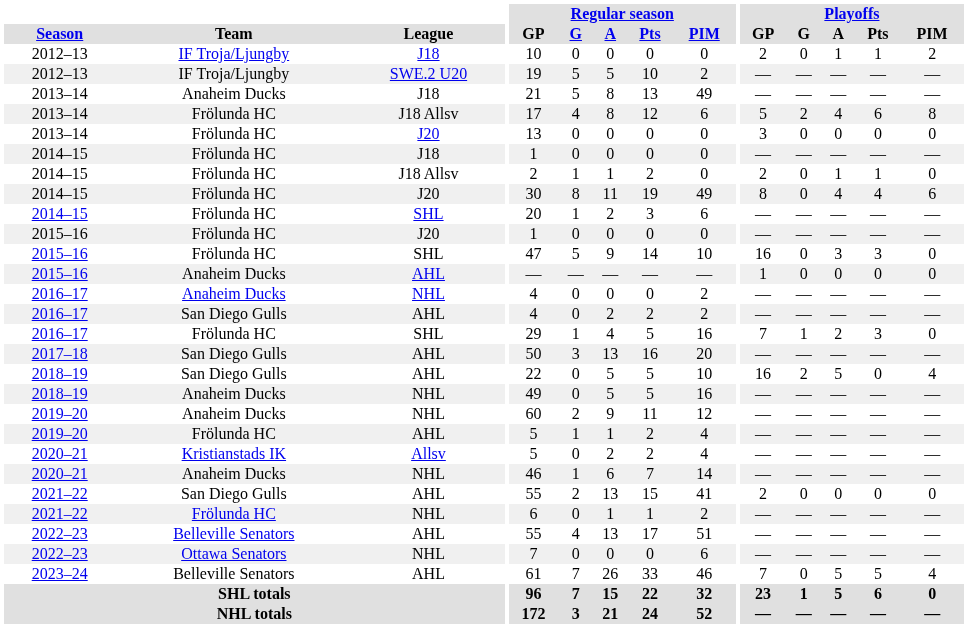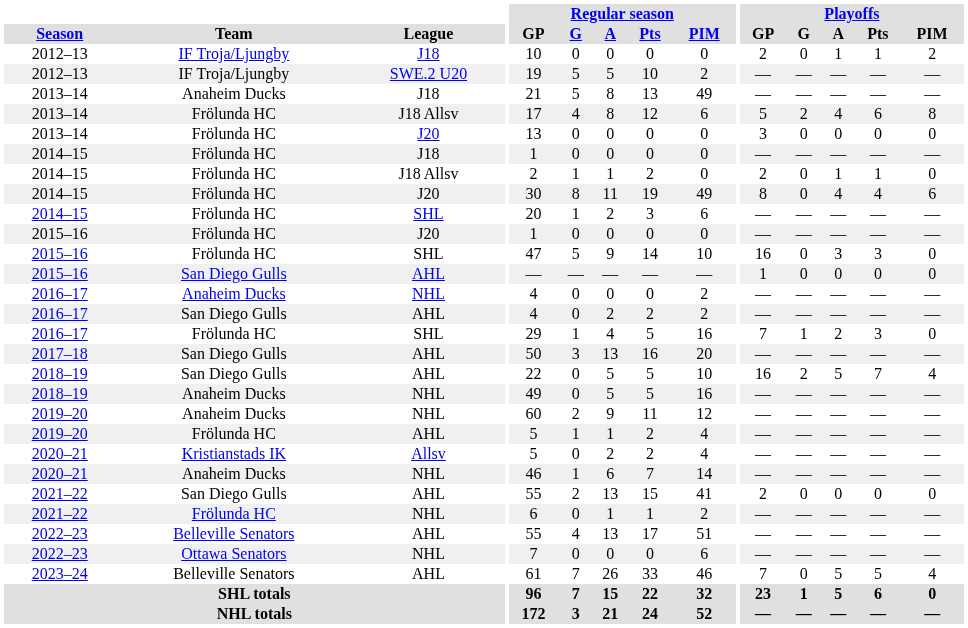(234, 274) Anaheim Ducks -> (234, 274) San Diego Gulls
(878, 374) 0 -> (878, 374) 7
